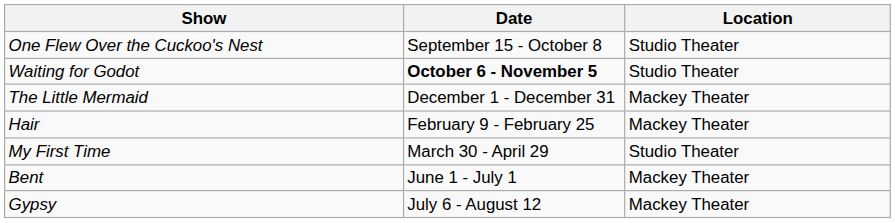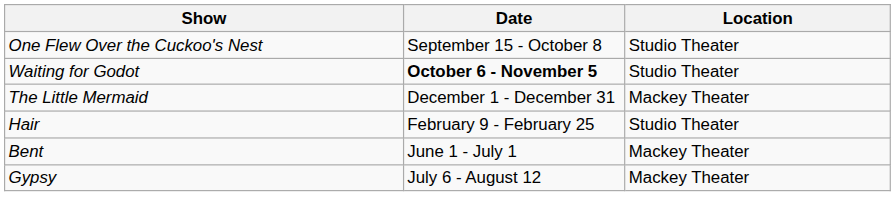(689, 125) Mackey Theater -> (684, 125) Studio Theater
- row: (59, 151)
